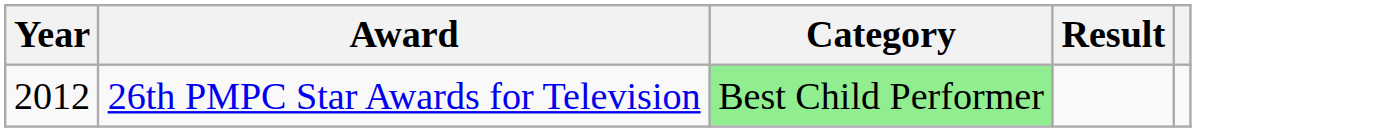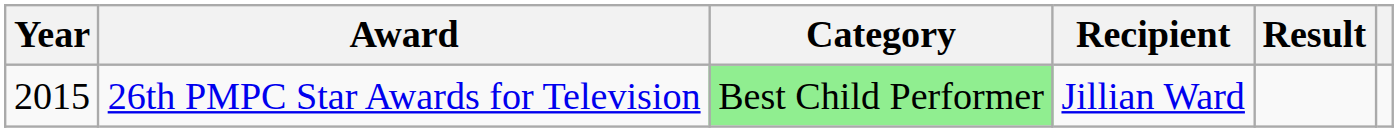+ column: (1153, 34)
(52, 95) 2012 -> (52, 95) 2015
